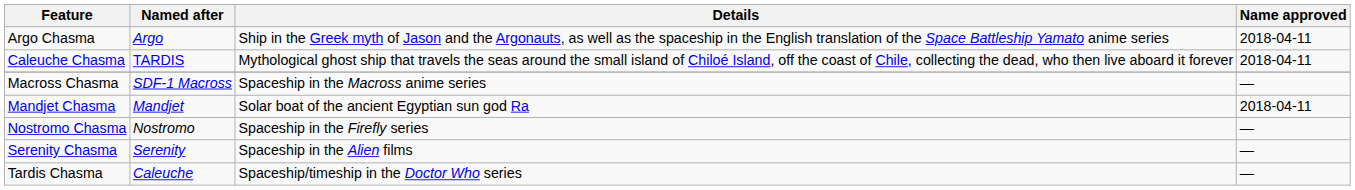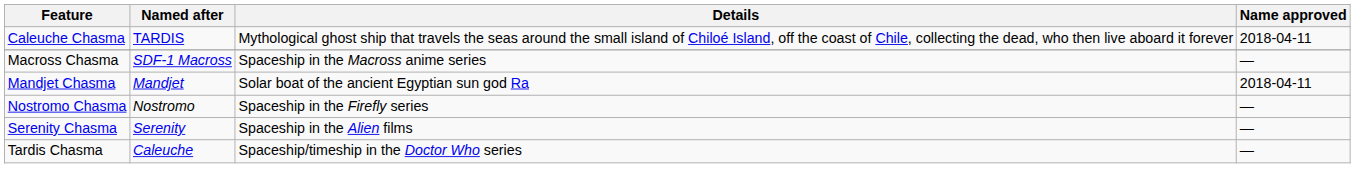- row: (51, 38)
